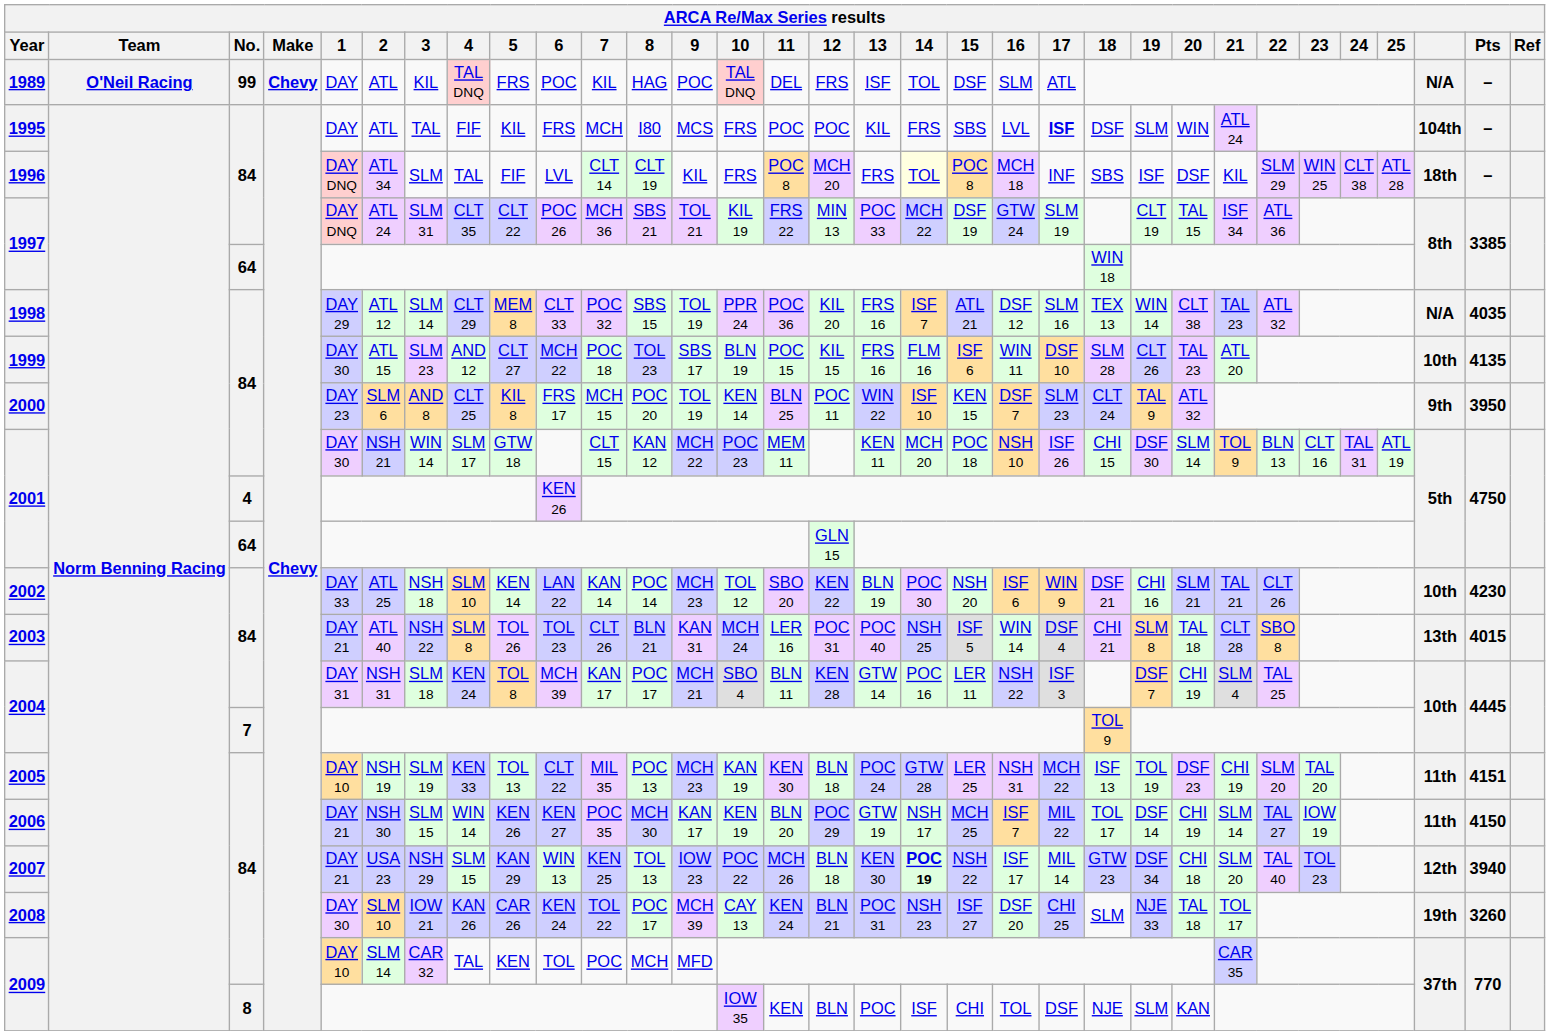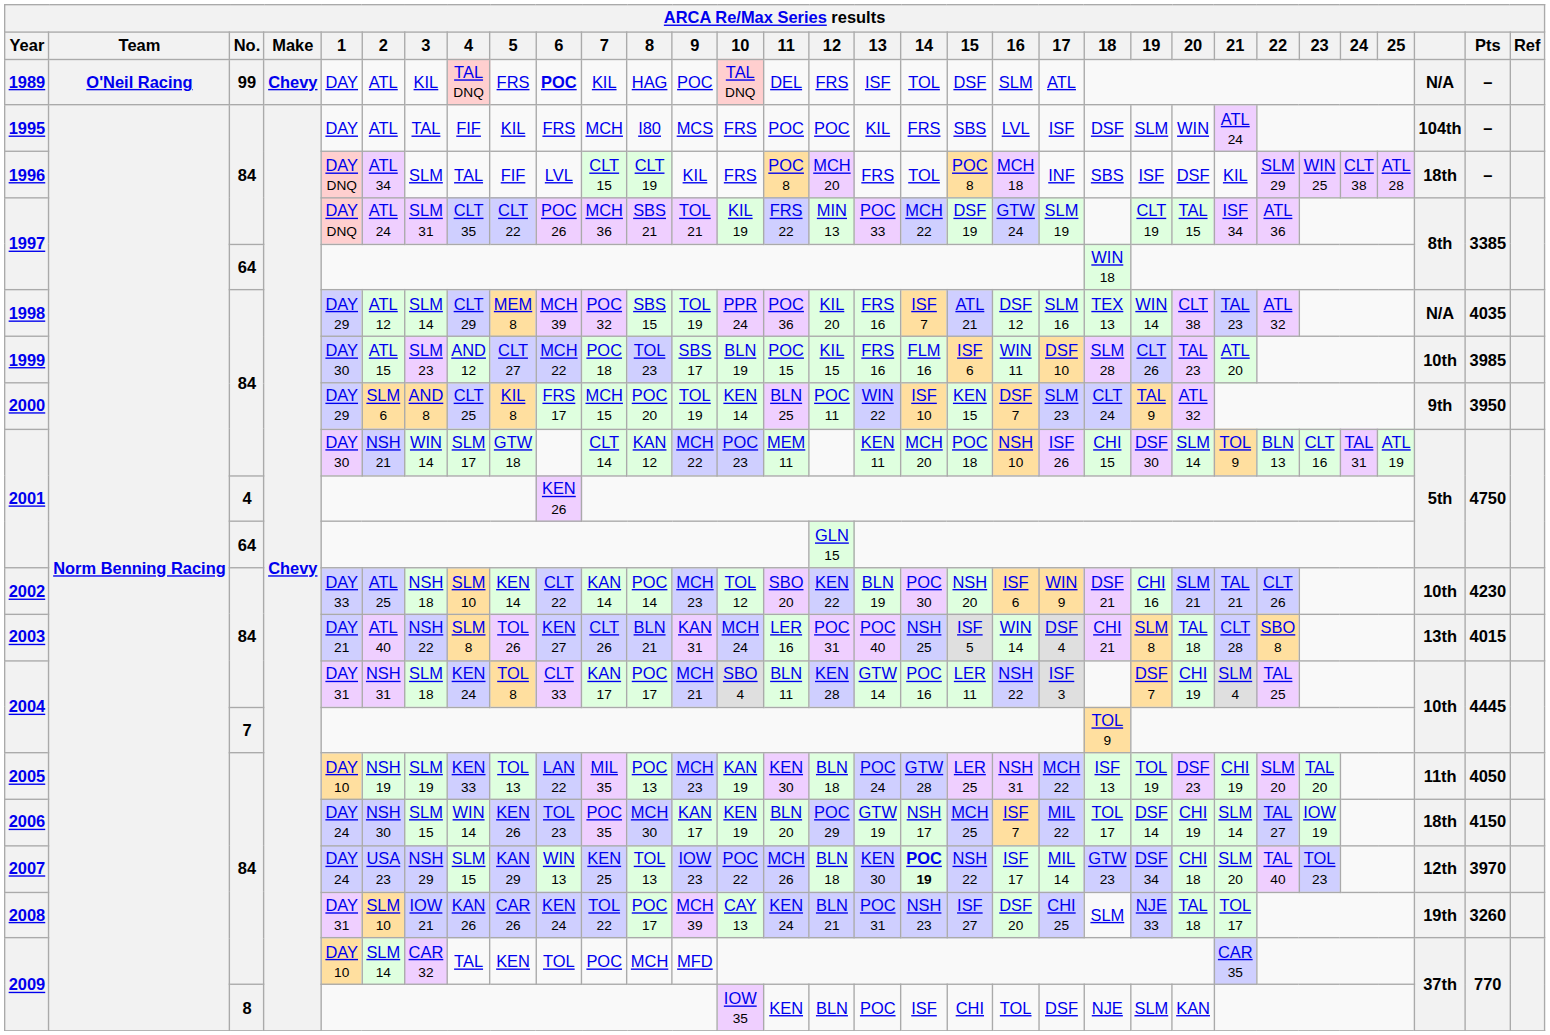(559, 82) normal -> (559, 82) bold
(1062, 128) bold -> (1062, 128) normal
(604, 174) CLT 14 -> (604, 174) CLT 15
(924, 175) lightyellow background -> (924, 175) no background
(559, 313) CLT 33 -> (559, 313) MCH 39
(1488, 360) 4135 -> (1488, 360) 3985
(342, 405) DAY 23 -> (342, 405) DAY 29
(604, 452) CLT 15 -> (604, 452) CLT 14
(559, 590) LAN 22 -> (559, 590) CLT 22
(559, 637) TOL 23 -> (559, 637) KEN 27
(559, 683) MCH 39 -> (559, 683) CLT 33
(559, 776) CLT 22 -> (559, 776) LAN 22
(1488, 776) 4151 -> (1488, 776) 4050
(342, 822) DAY 21 -> (342, 822) DAY 24
(559, 822) KEN 27 -> (559, 822) TOL 23
(1440, 823) 11th -> (1440, 823) 18th
(342, 868) DAY 21 -> (342, 868) DAY 24
(1488, 869) 3940 -> (1488, 869) 3970
(342, 914) DAY 30 -> (342, 914) DAY 31
